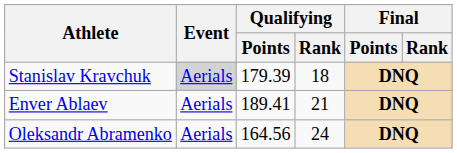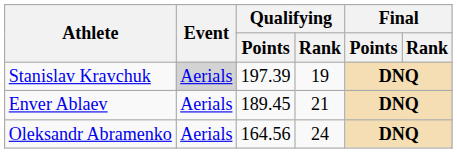(266, 76) 179.39 -> (266, 76) 197.39
(320, 76) 18 -> (320, 76) 19
(266, 104) 189.41 -> (266, 104) 189.45
